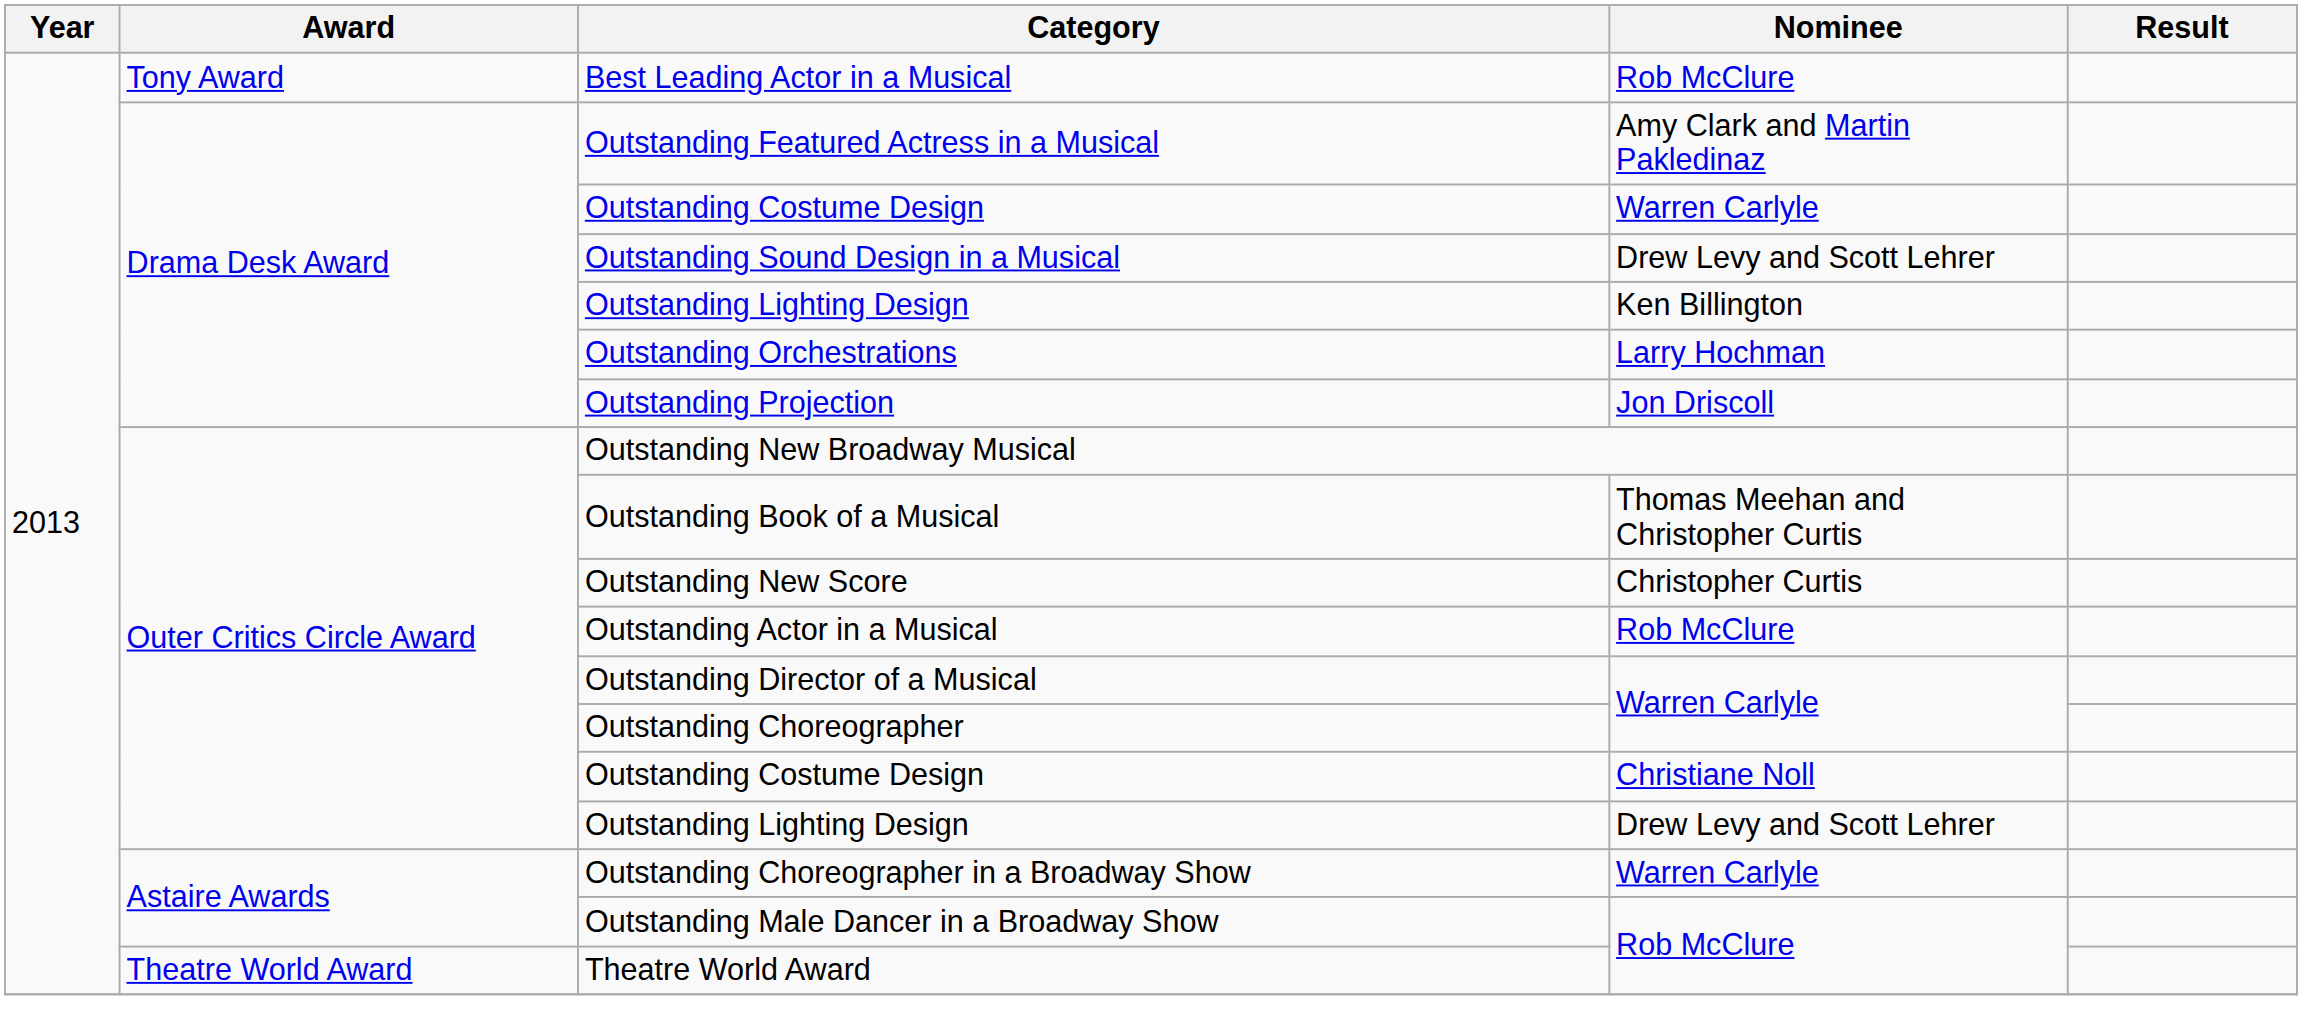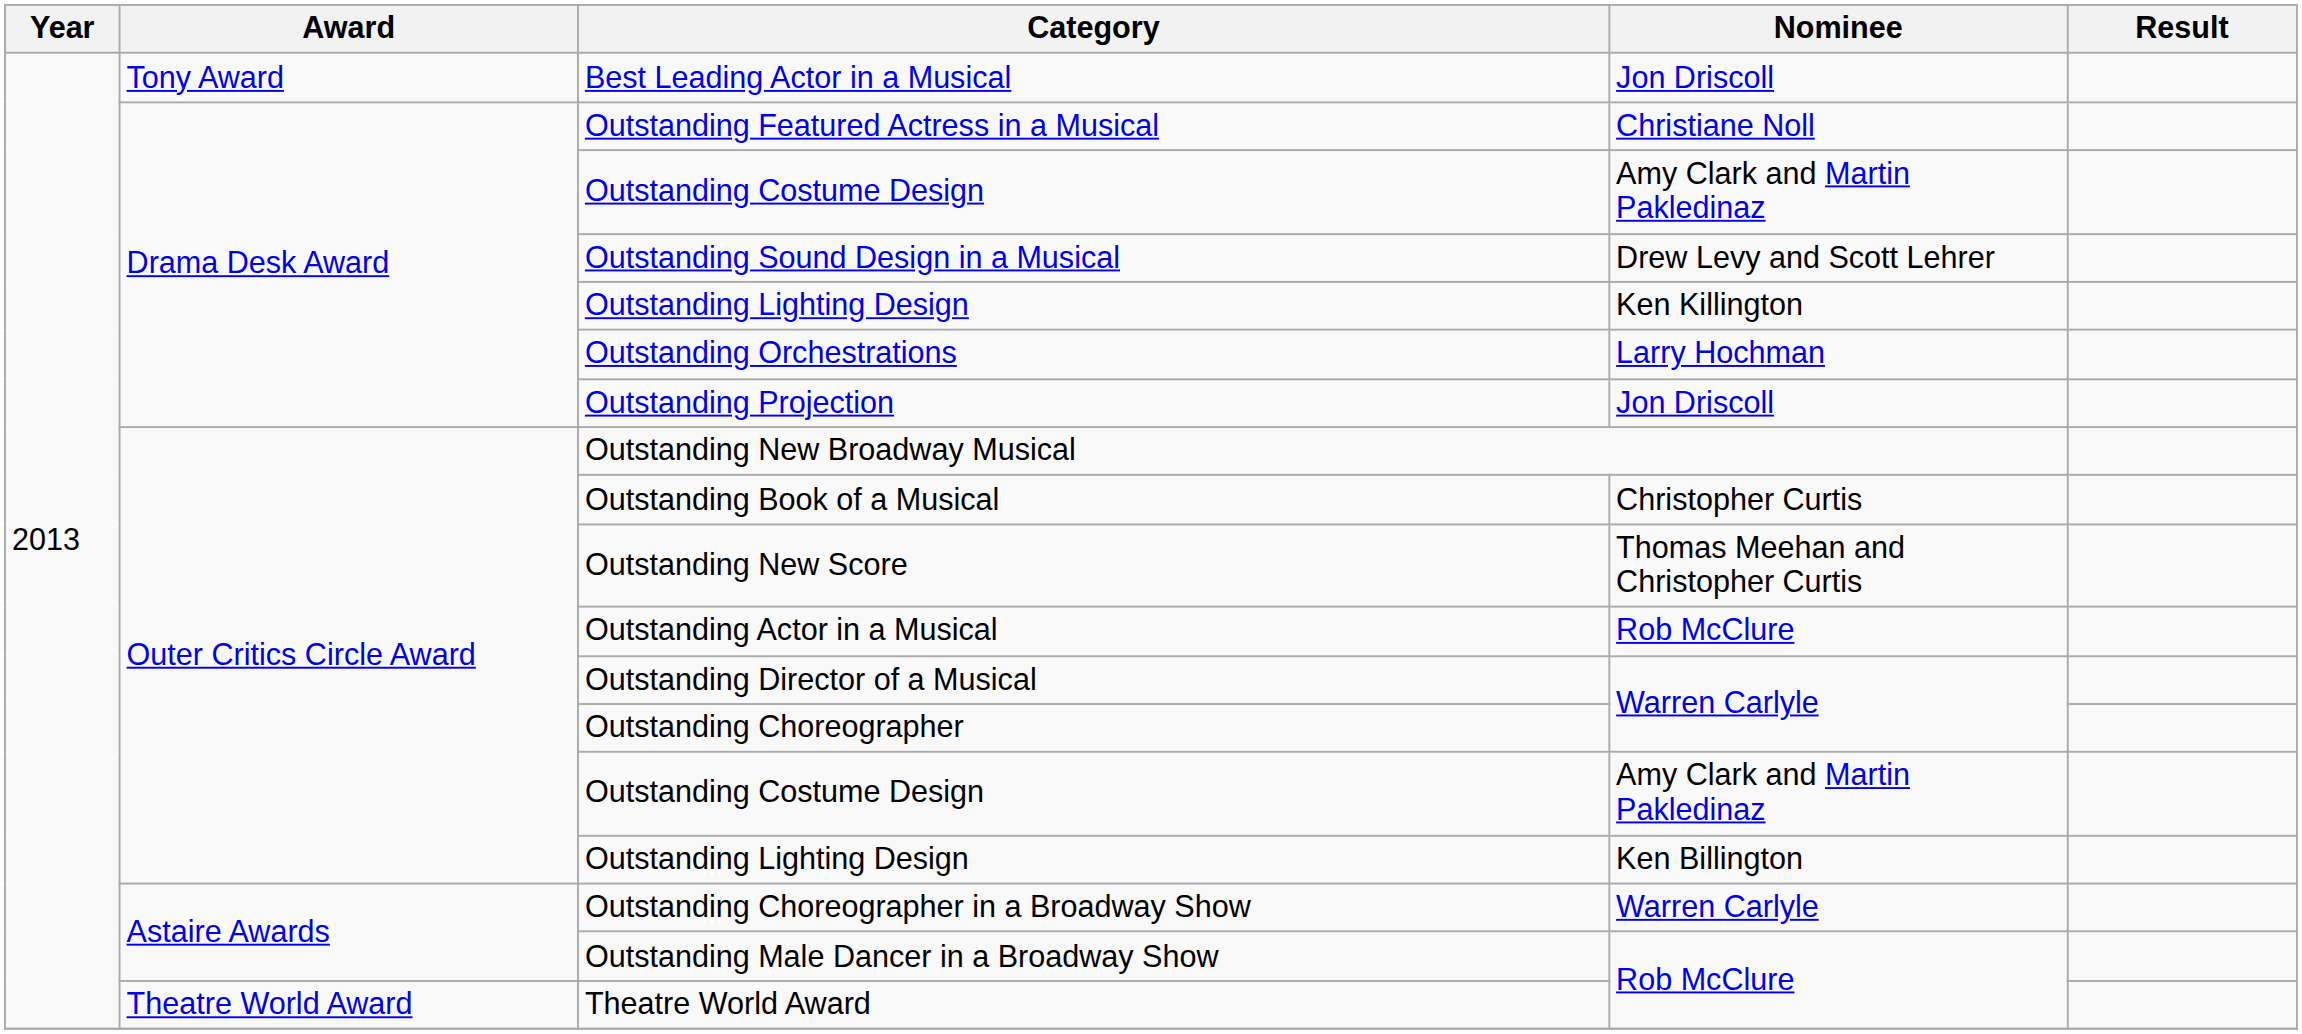(1705, 77) Rob McClure -> (1695, 77) Jon Driscoll
(1763, 142) Amy Clark and Martin Pakledinaz -> (1715, 125) Christiane Noll
(1717, 208) Warren Carlyle -> (1763, 191) Amy Clark and Martin Pakledinaz
(1710, 305) Ken Billington -> (1710, 305) Ken Killington
(1760, 516) Thomas Meehan and Christopher Curtis -> (1739, 499) Christopher Curtis
(1739, 582) Christopher Curtis -> (1760, 564) Thomas Meehan and Christopher Curtis
(1715, 776) Christiane Noll -> (1763, 793) Amy Clark and Martin Pakledinaz
(1806, 824) Drew Levy and Scott Lehrer -> (1710, 858) Ken Billington
